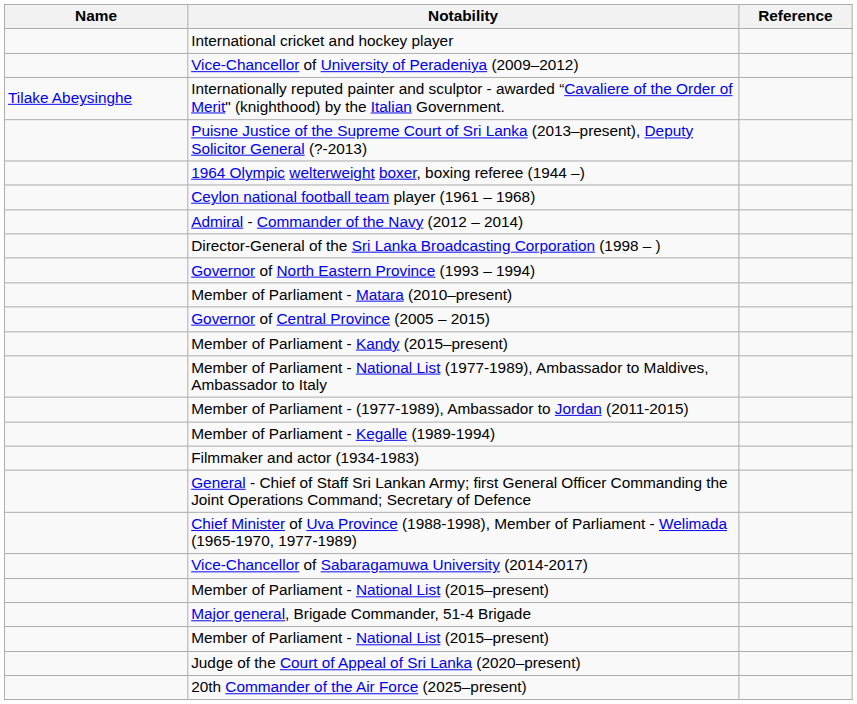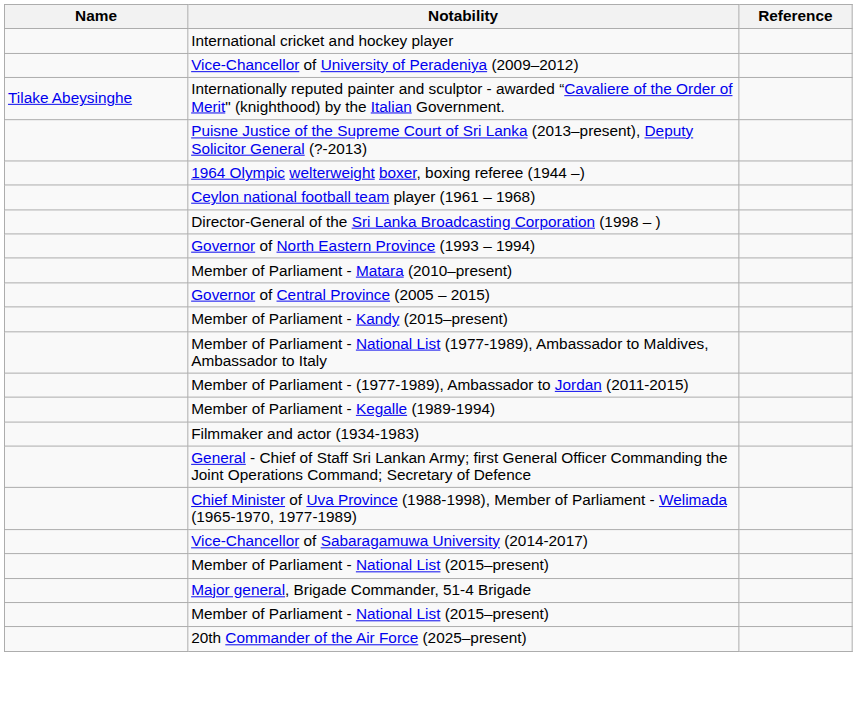- row: (96, 222)
- row: (96, 663)
